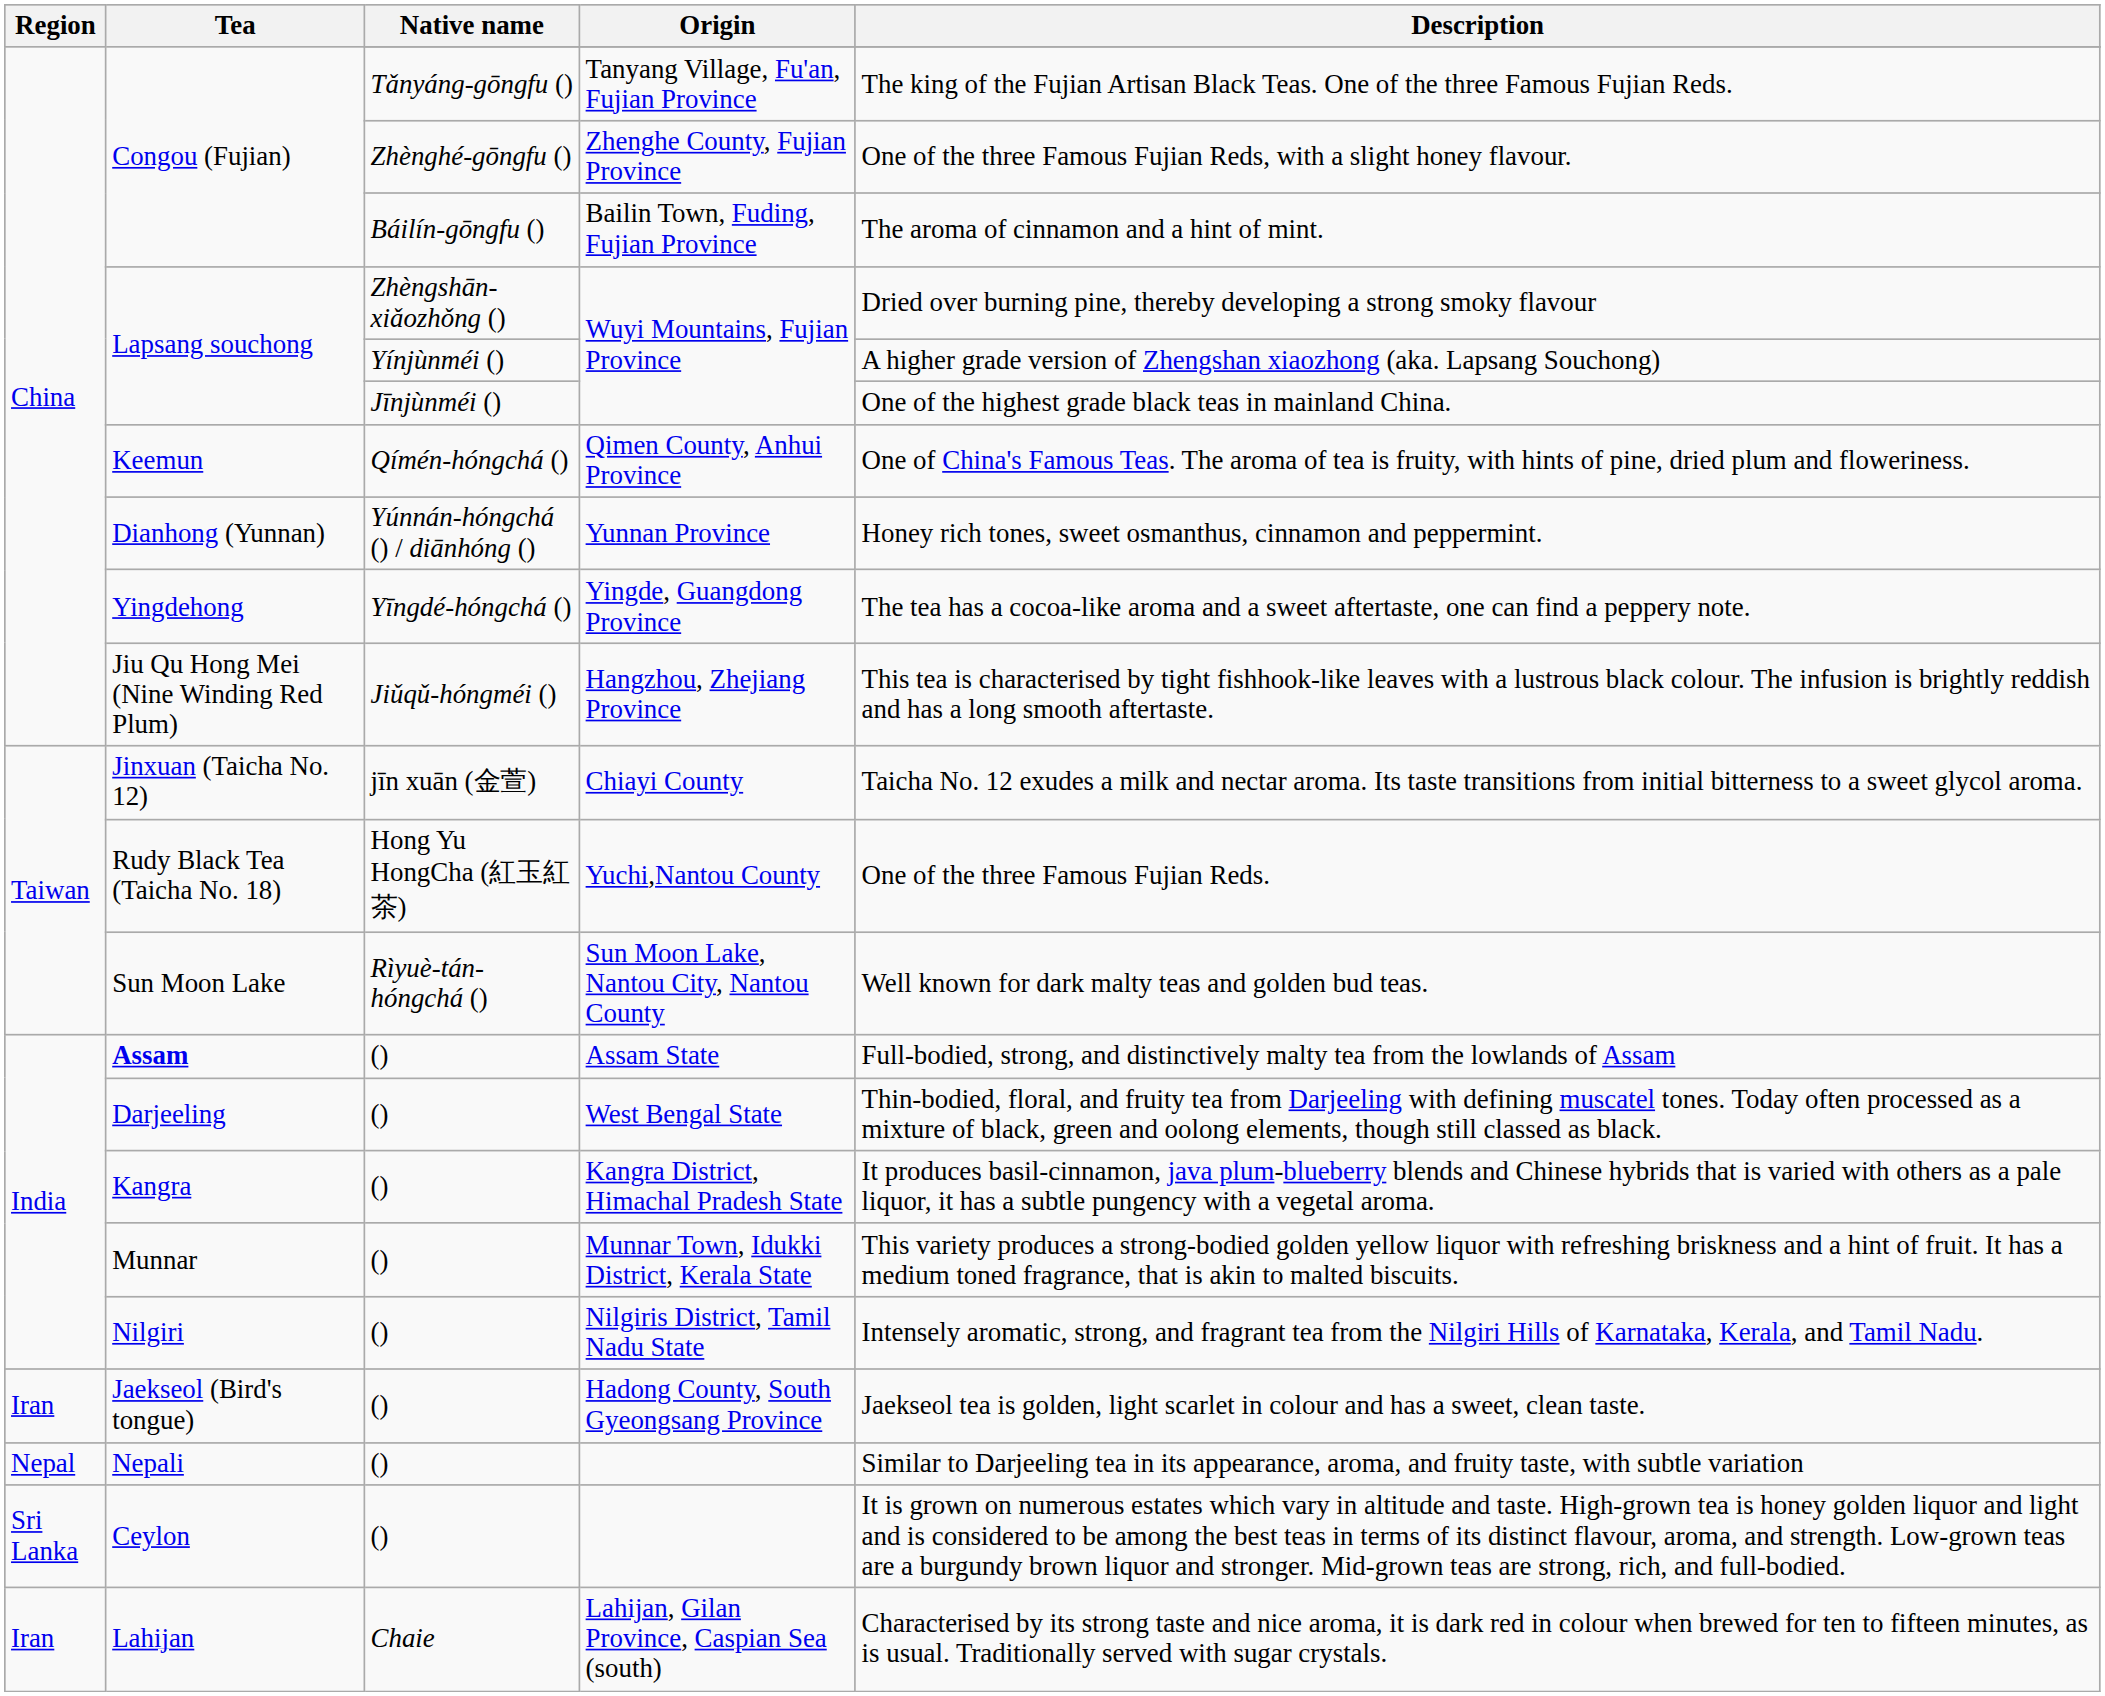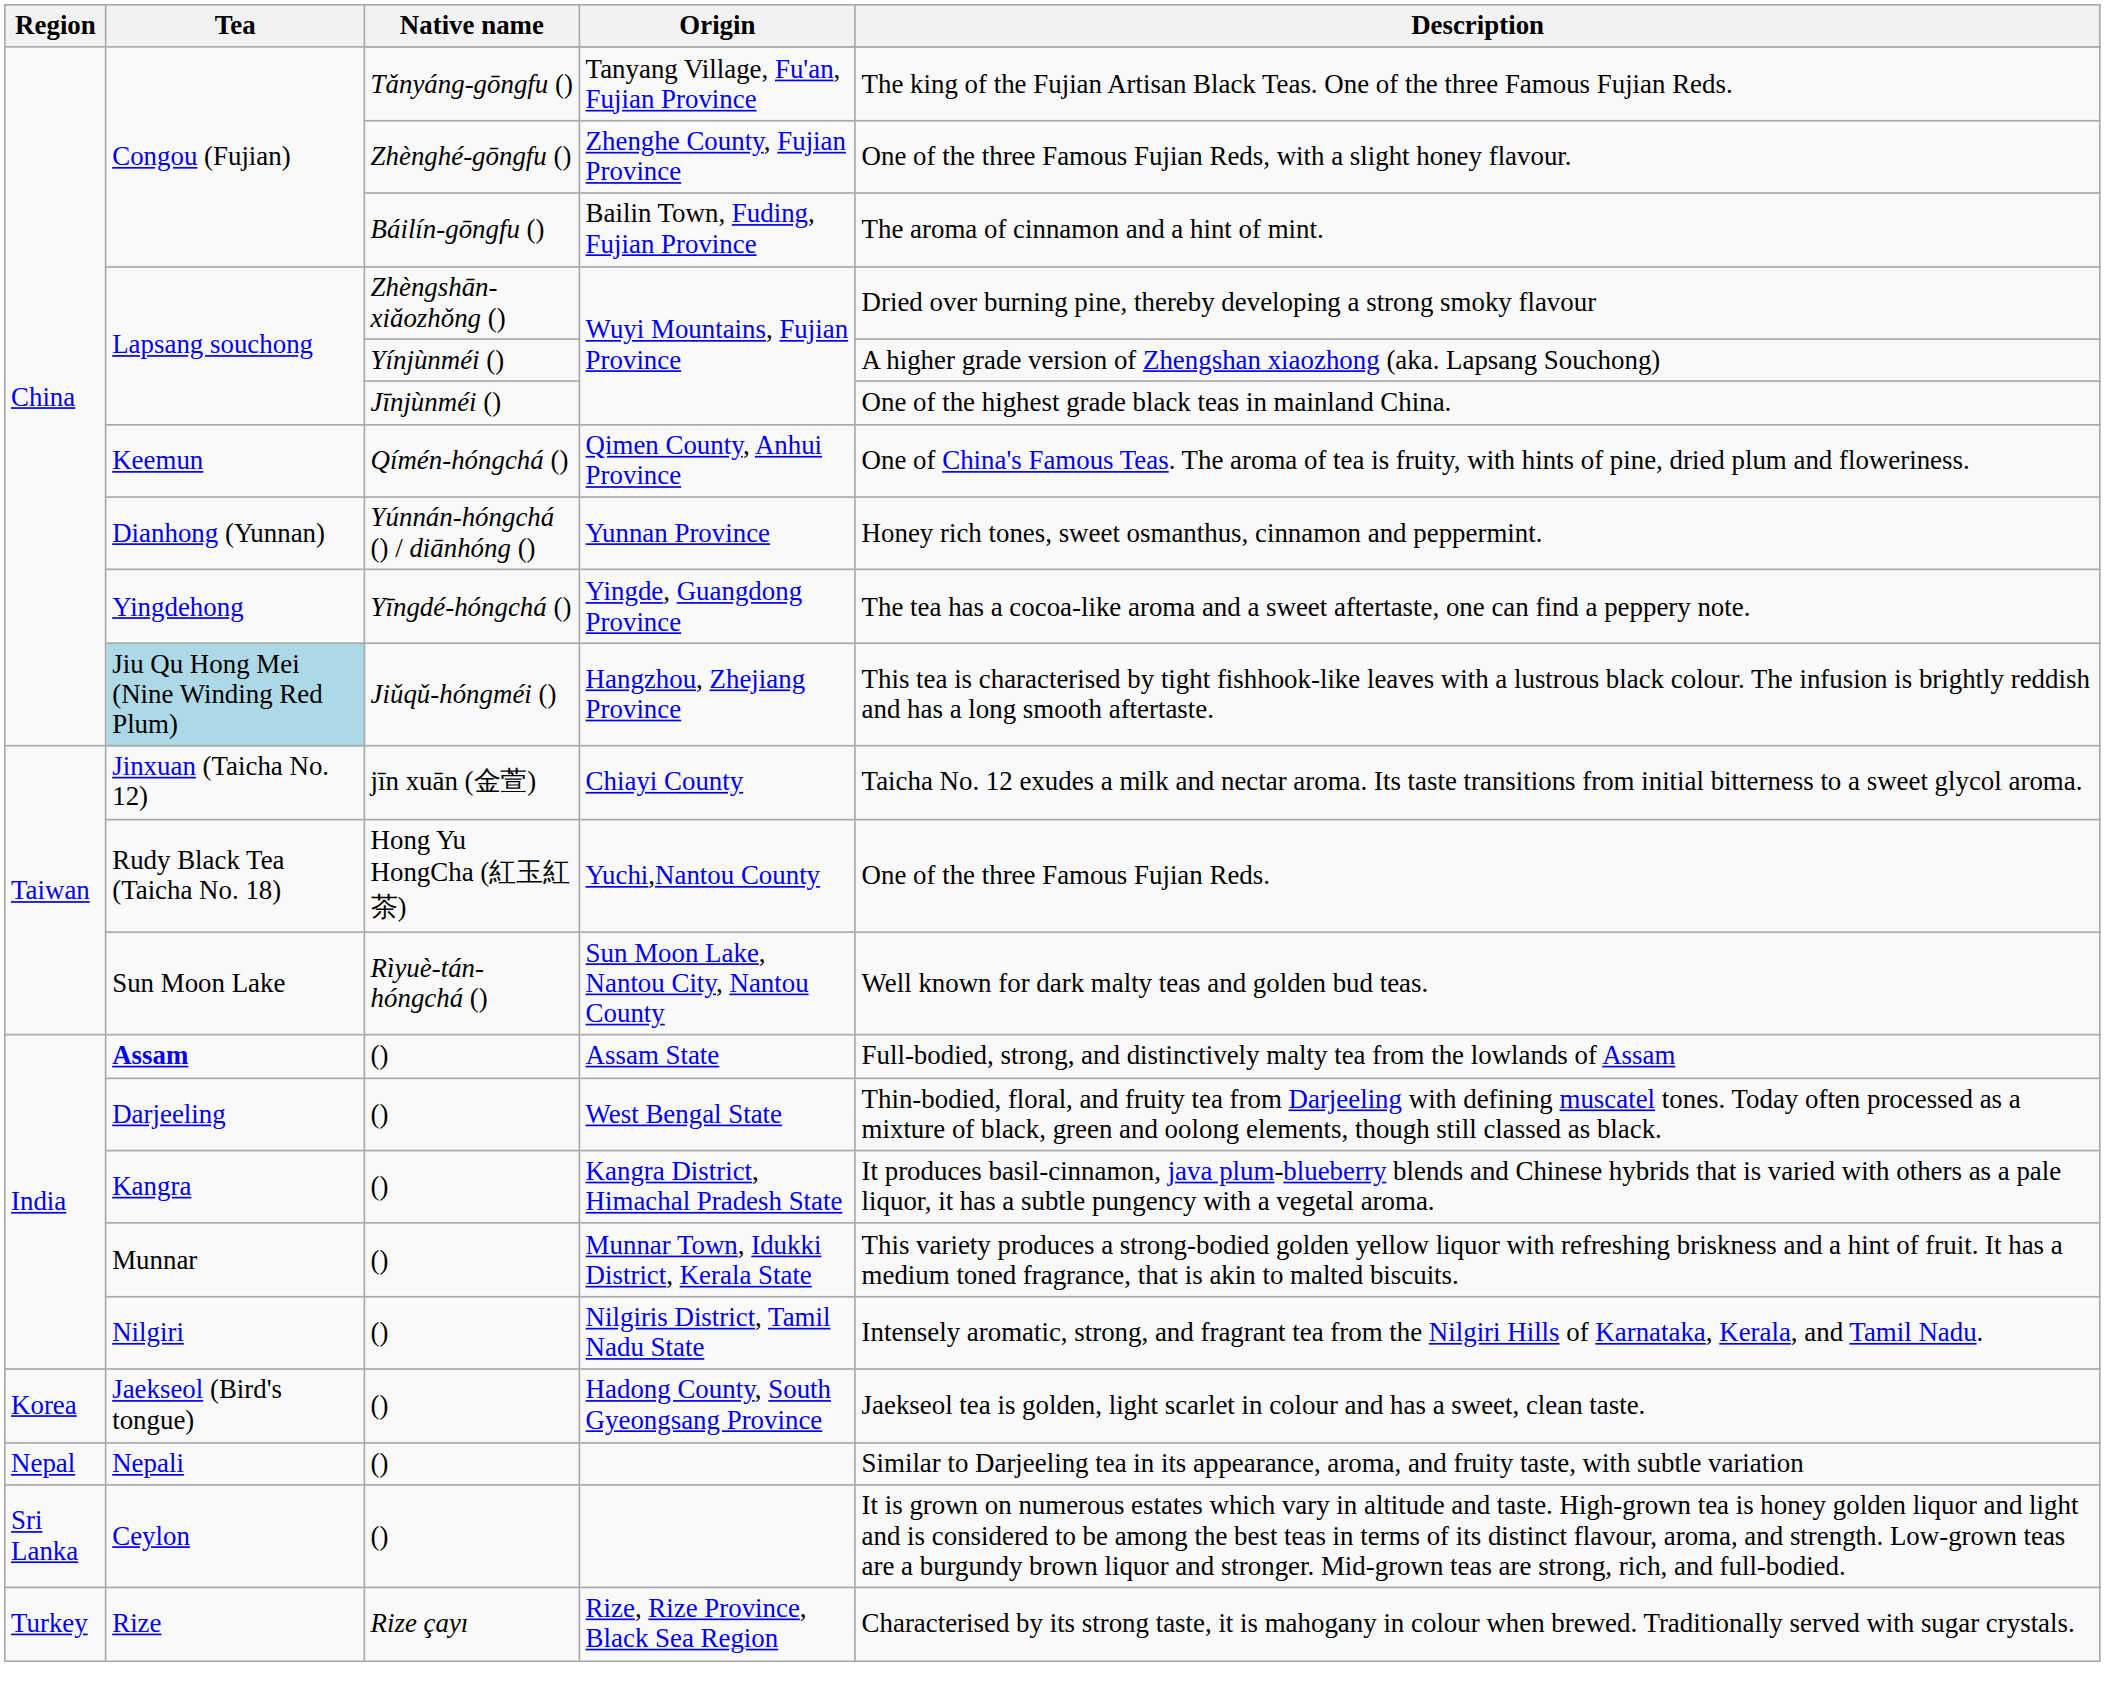(217, 694) no background -> (217, 694) lightblue background
(33, 1405) Iran -> (44, 1405) Korea
+ row: (419, 1623)
- row: (403, 1639)
